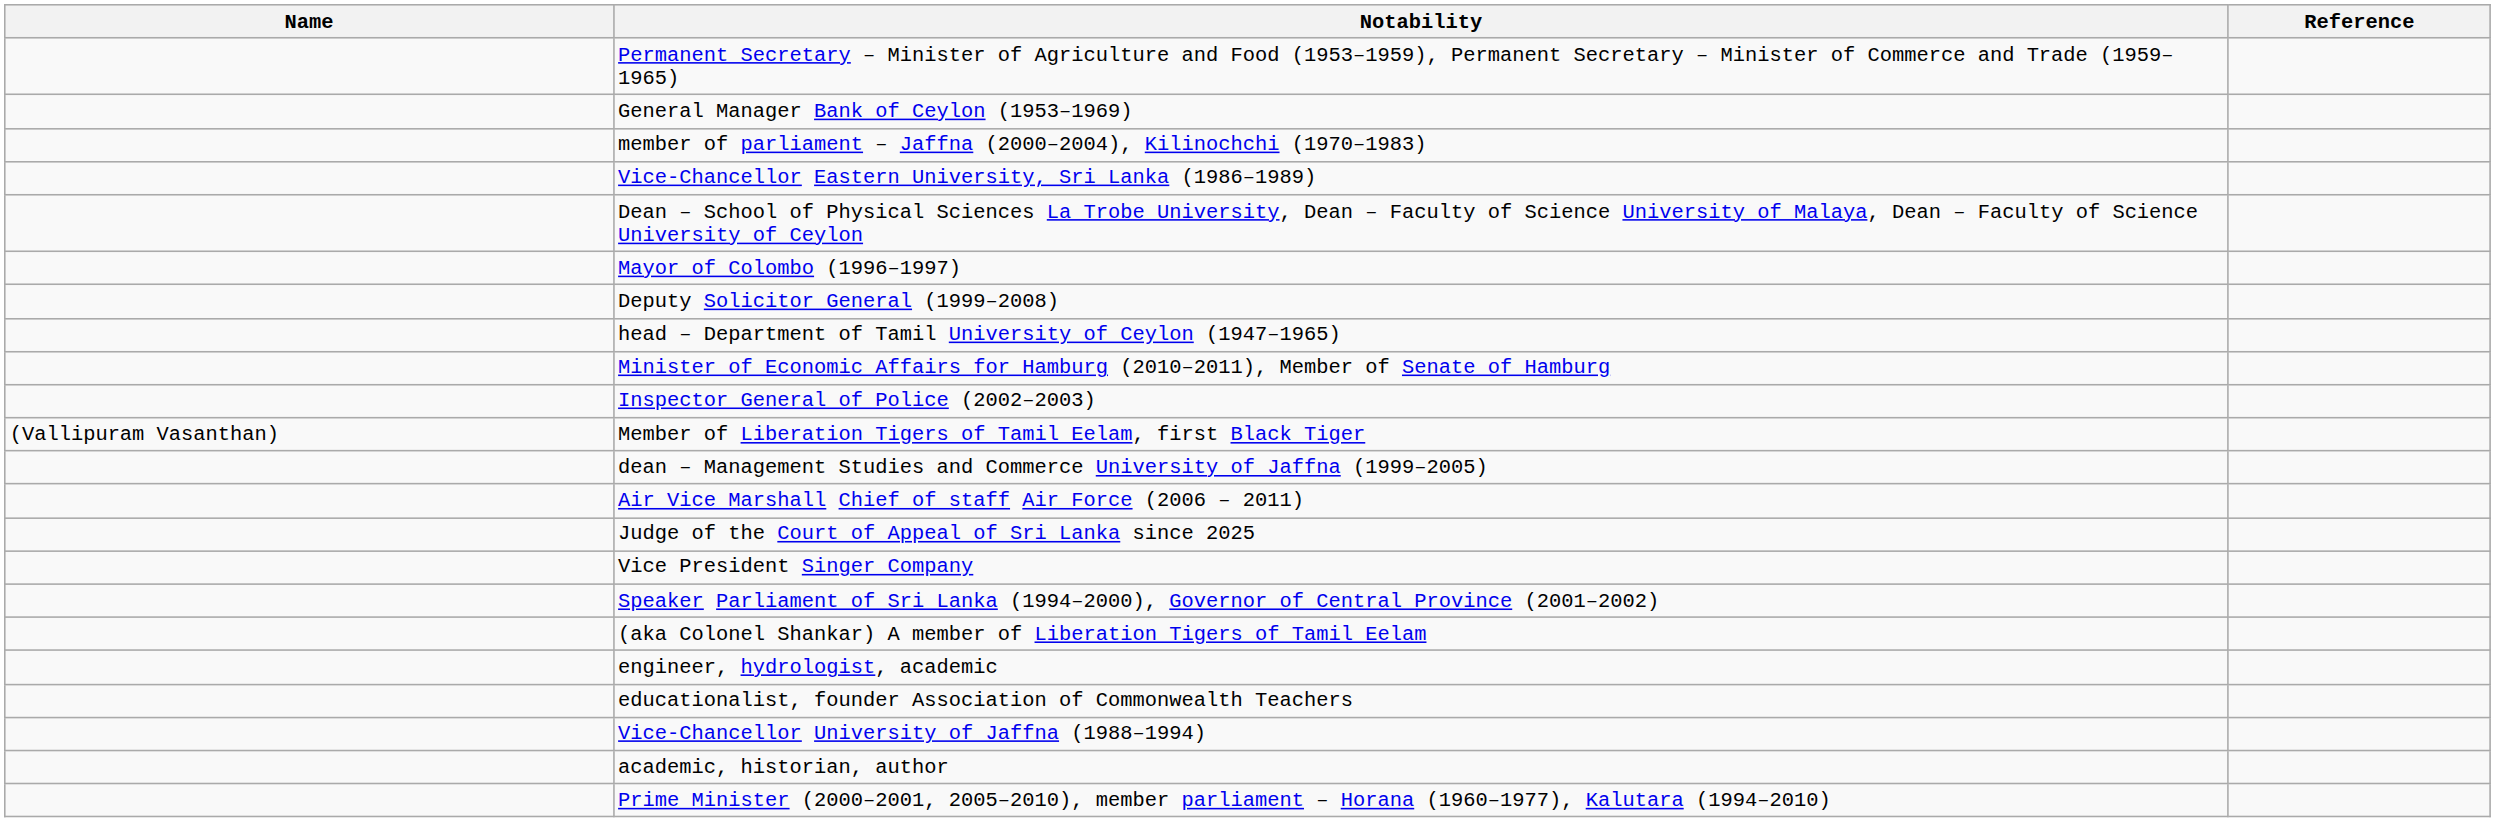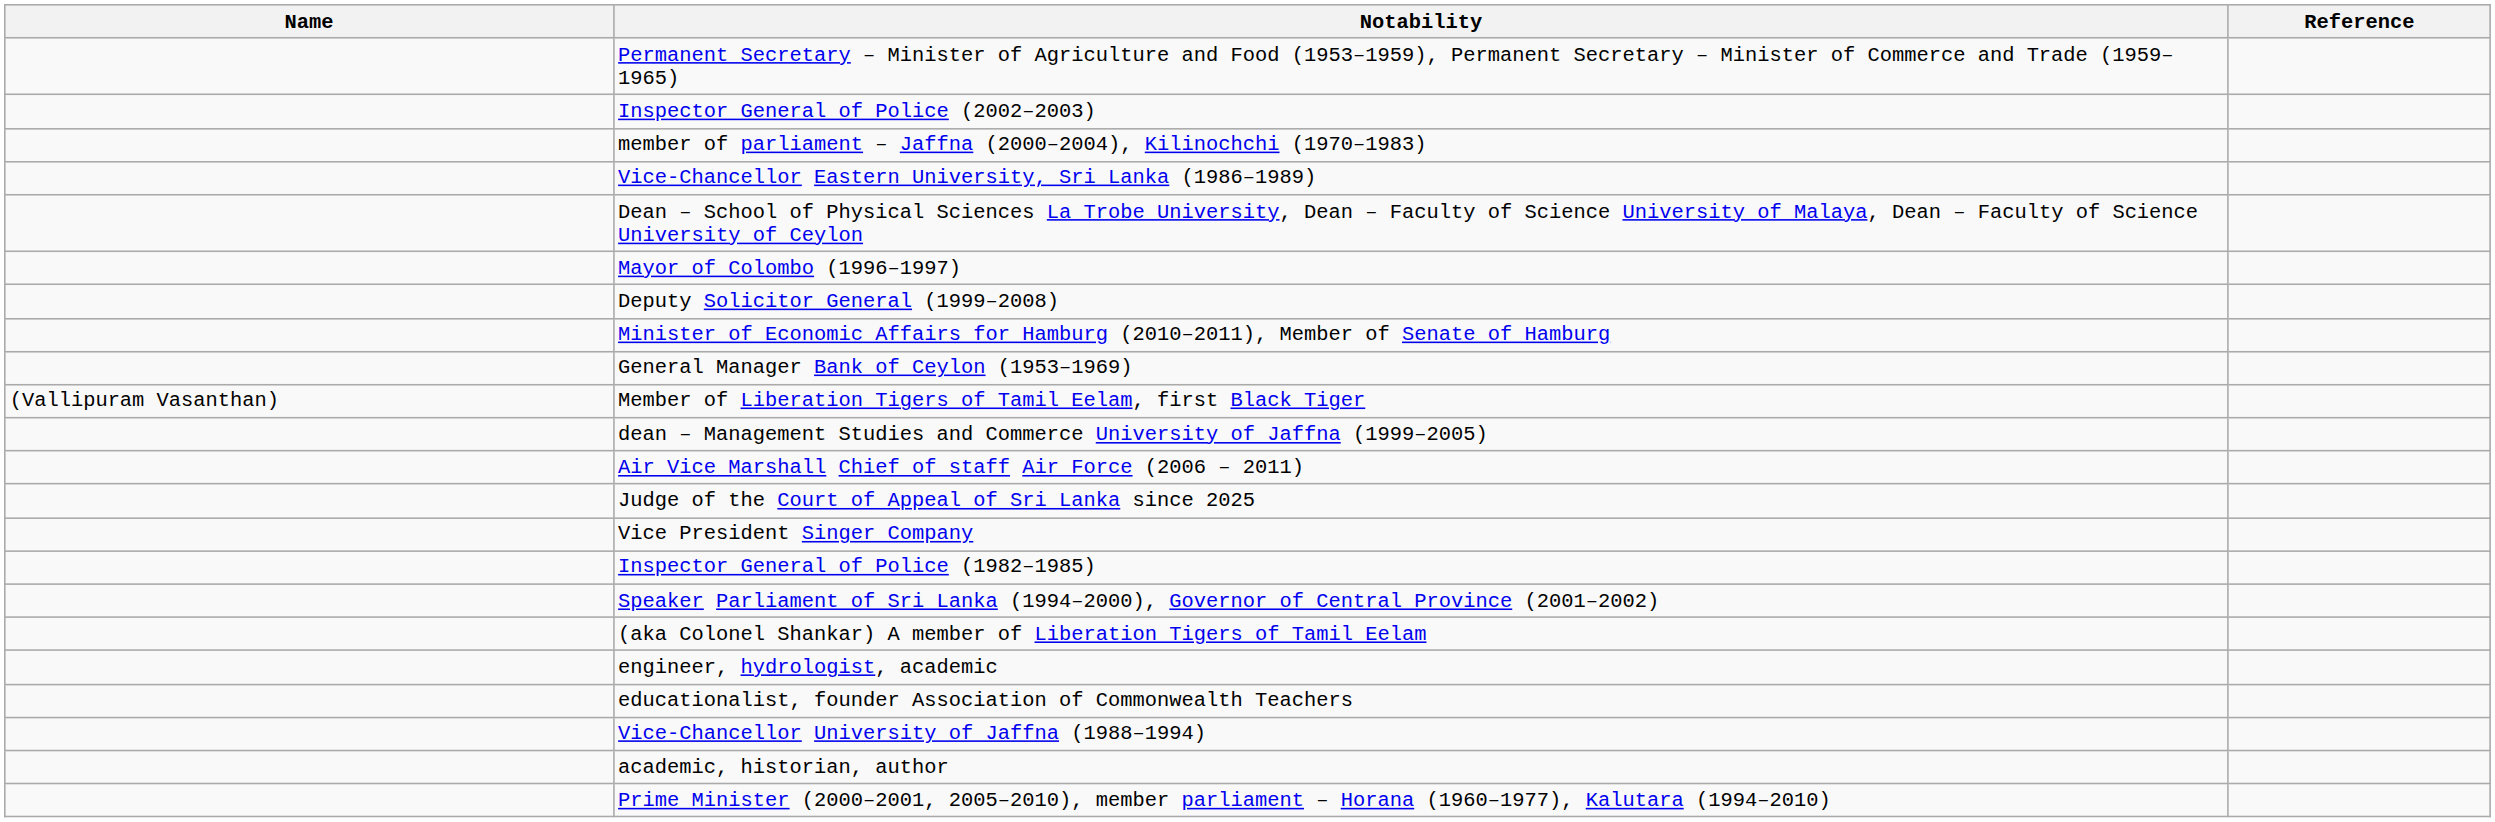rows swapped: (857, 401) <-> (875, 111)
- row: (979, 335)
+ row: (857, 567)
